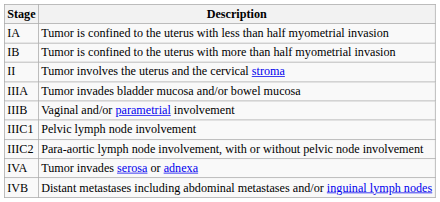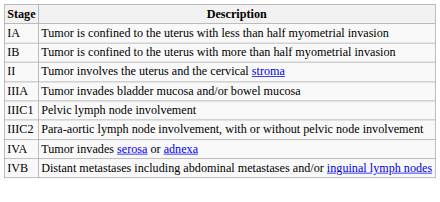- row: (17, 110)
